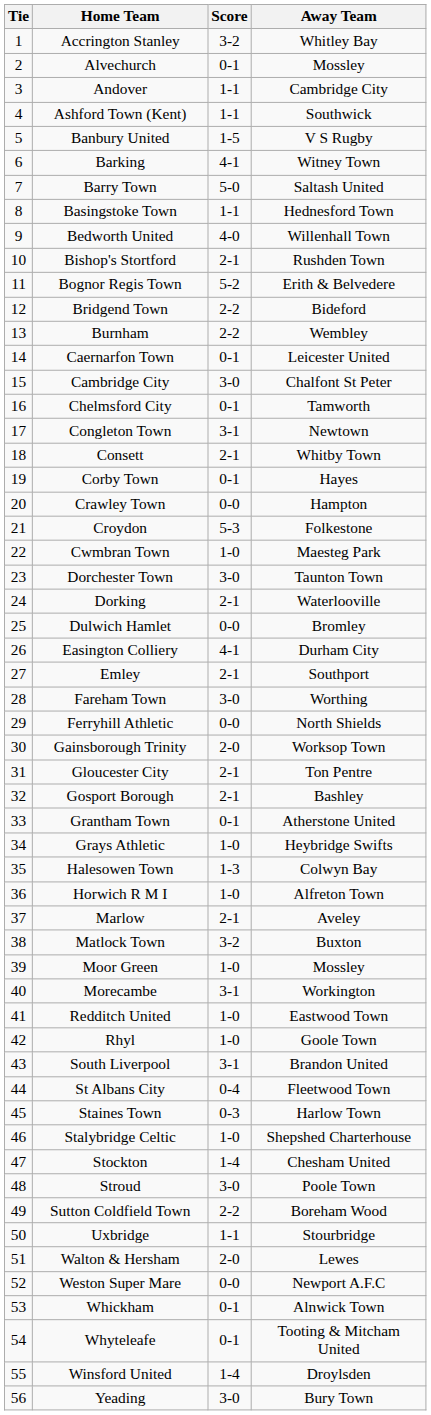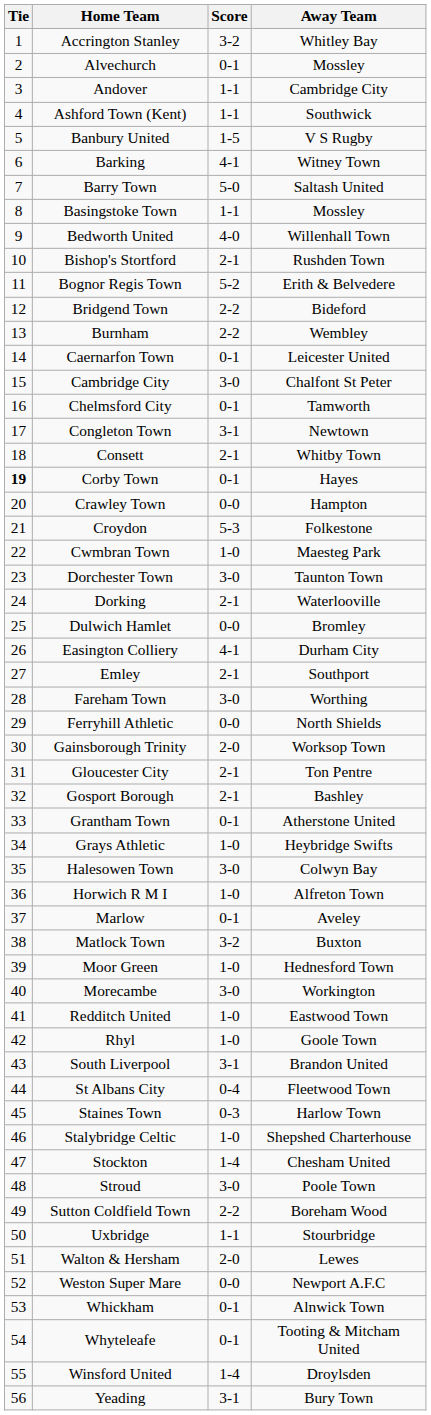(339, 211) Hednesford Town -> (339, 211) Mossley
(19, 479) normal -> (19, 479) bold
(229, 869) 1-3 -> (229, 869) 3-0
(229, 917) 2-1 -> (229, 917) 0-1
(339, 966) Mossley -> (339, 966) Hednesford Town
(229, 991) 3-1 -> (229, 991) 3-0
(229, 1398) 3-0 -> (229, 1398) 3-1
